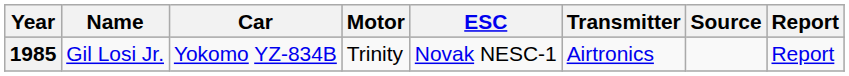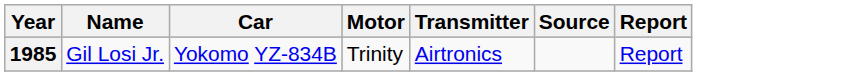- column: (486, 21)
